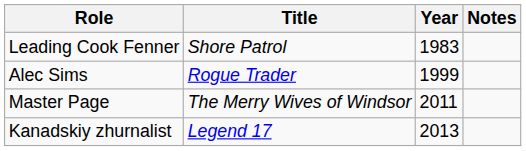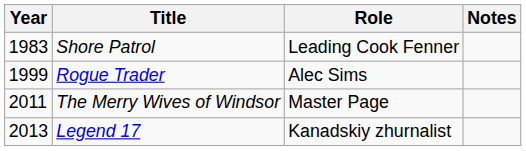columns swapped: (439, 18) <-> (94, 18)
